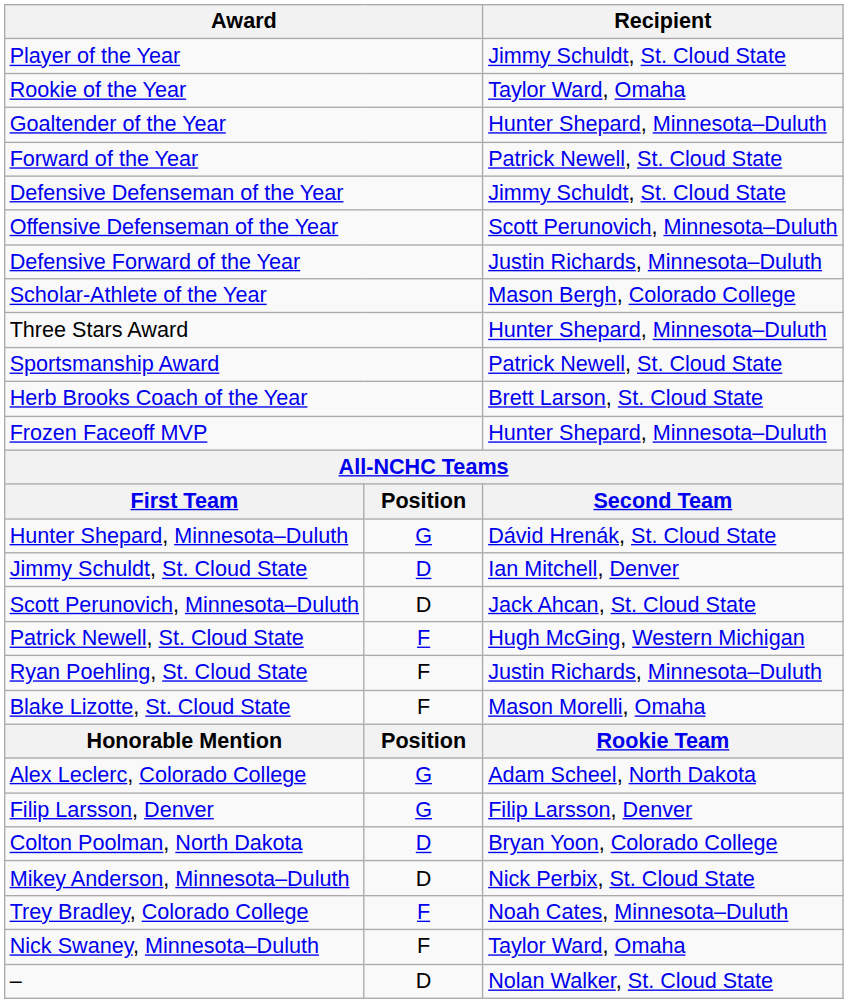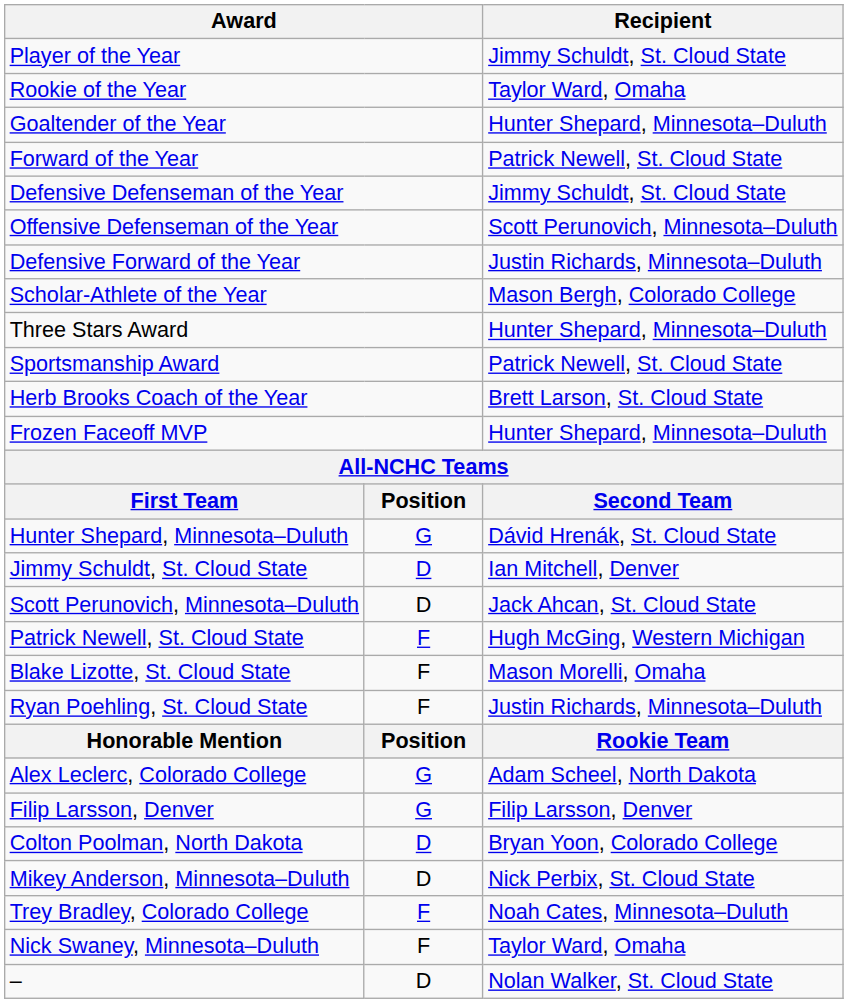rows swapped: (159, 672) <-> (150, 706)
